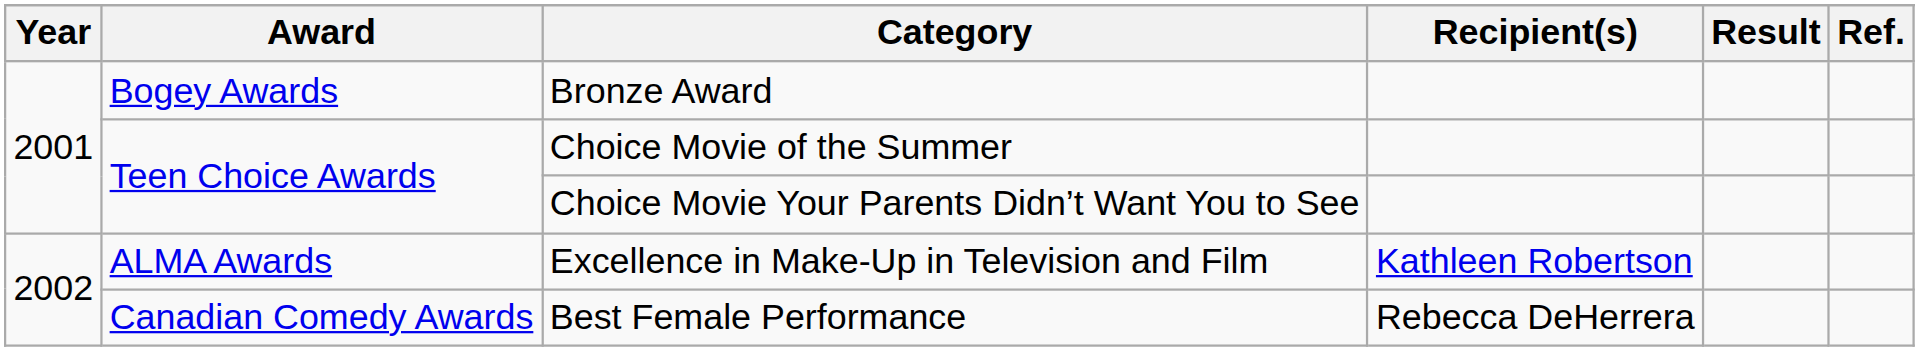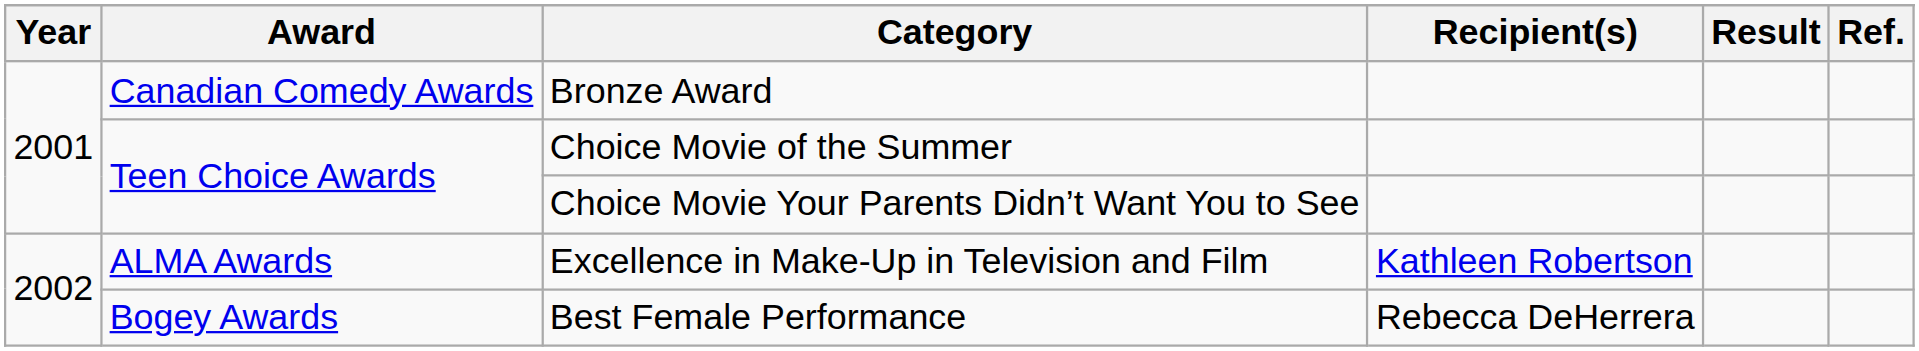(224, 89) Bogey Awards -> (321, 89) Canadian Comedy Awards
(321, 317) Canadian Comedy Awards -> (224, 317) Bogey Awards
